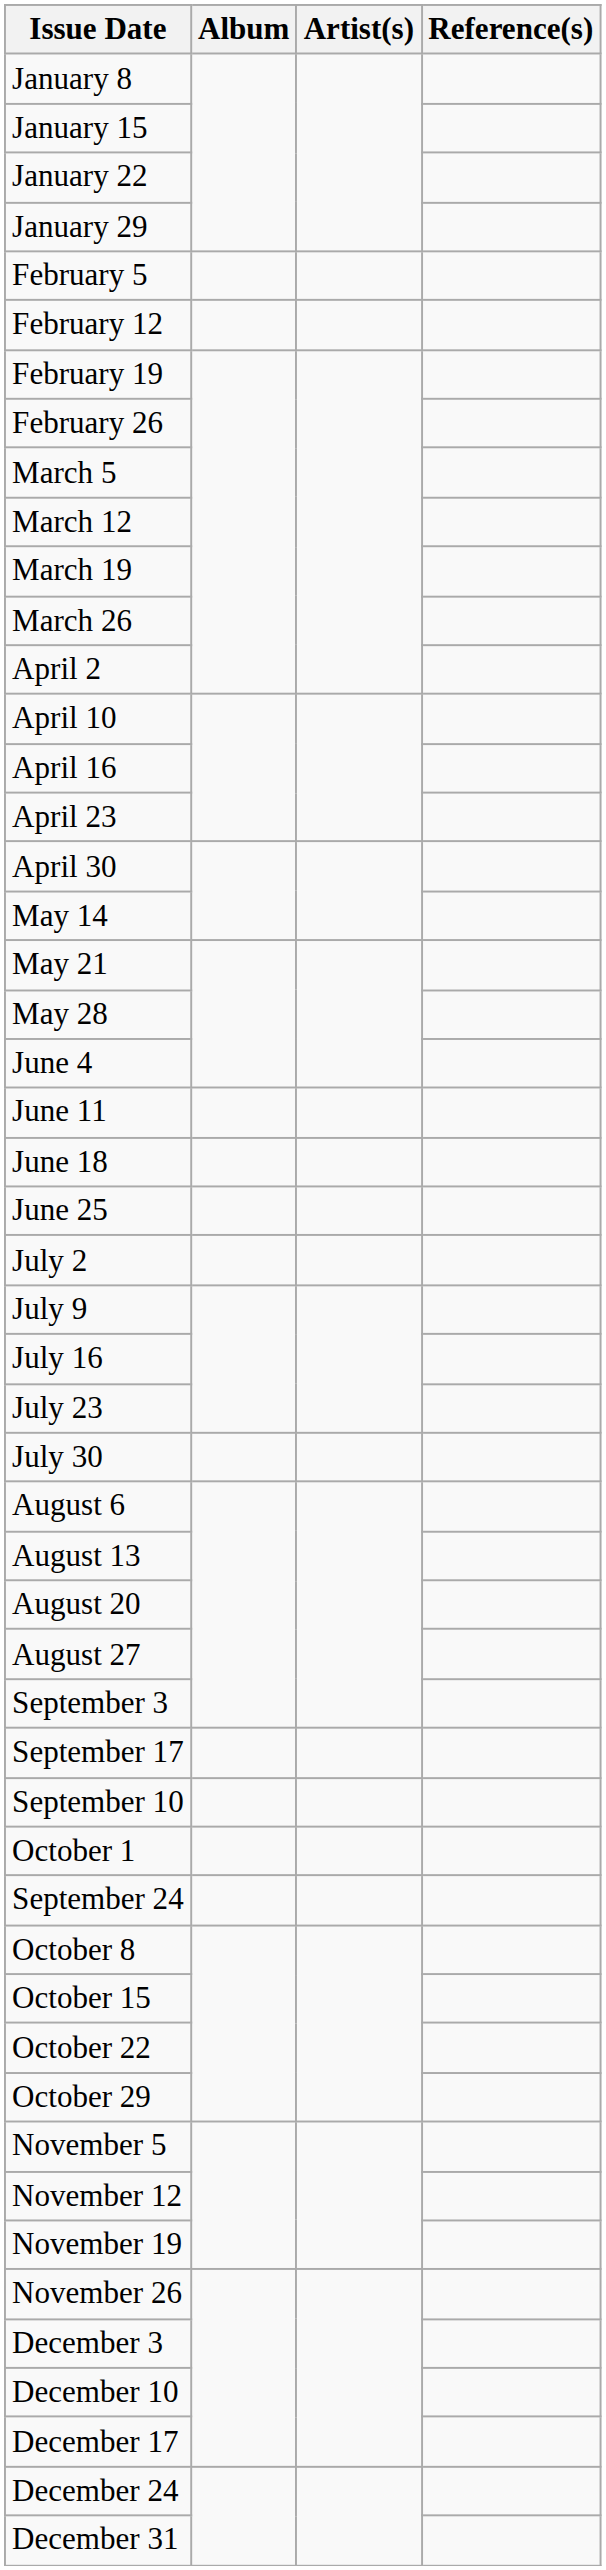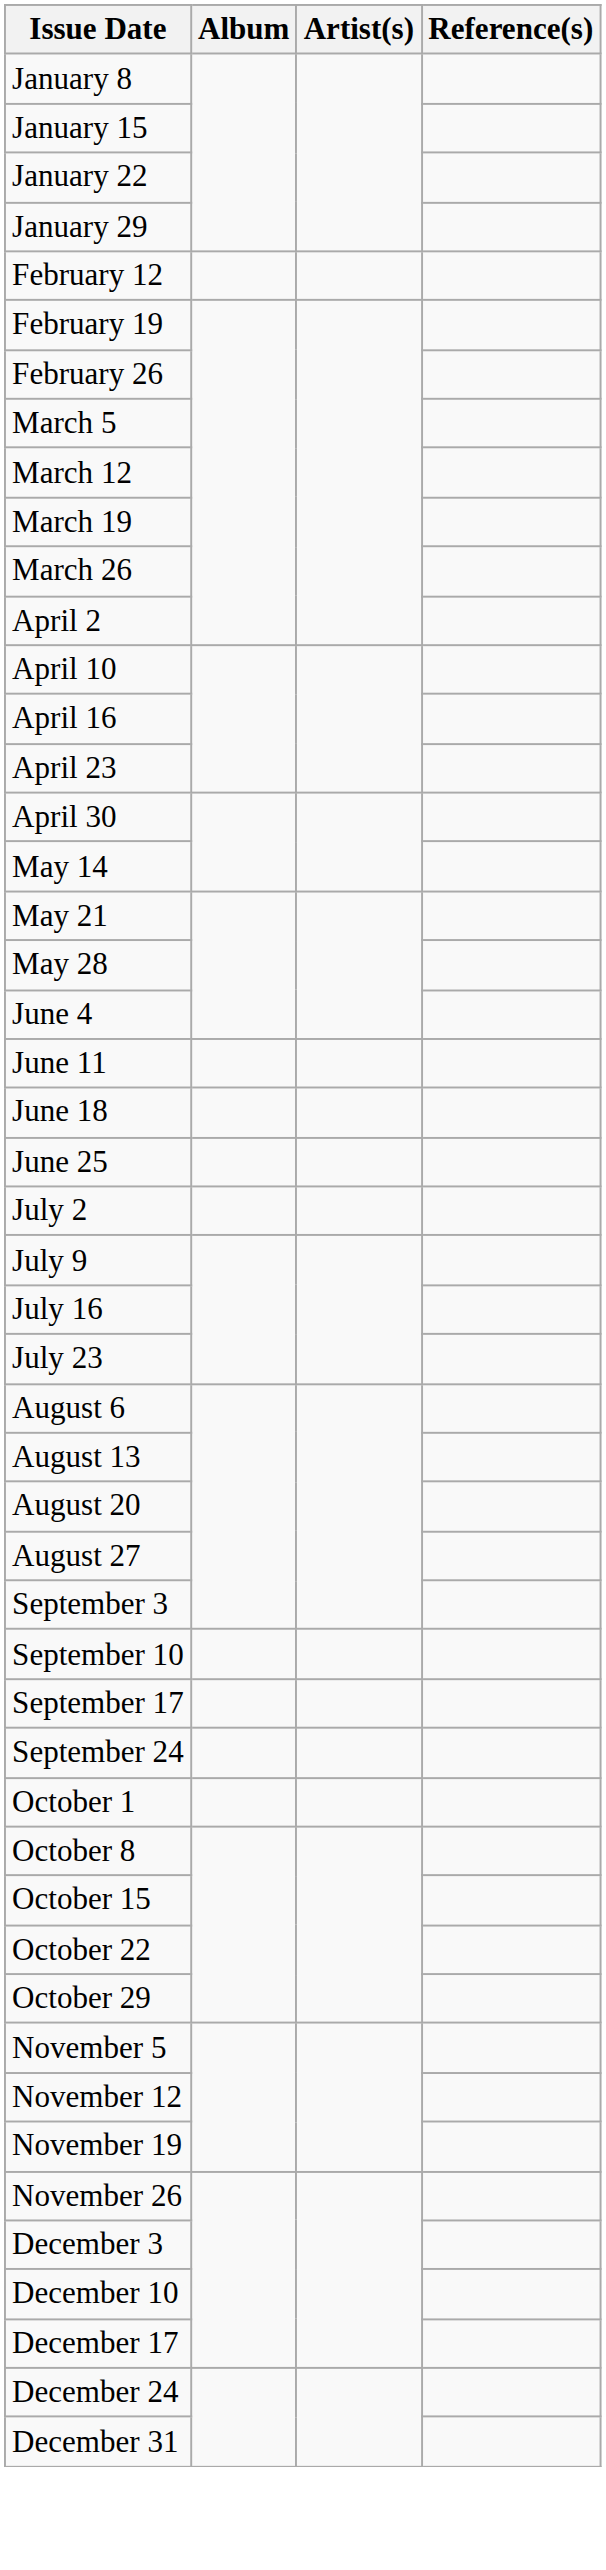- row: (80, 275)
- row: (57, 1456)
rows swapped: (98, 1801) <-> (98, 1752)
rows swapped: (98, 1899) <-> (74, 1850)
